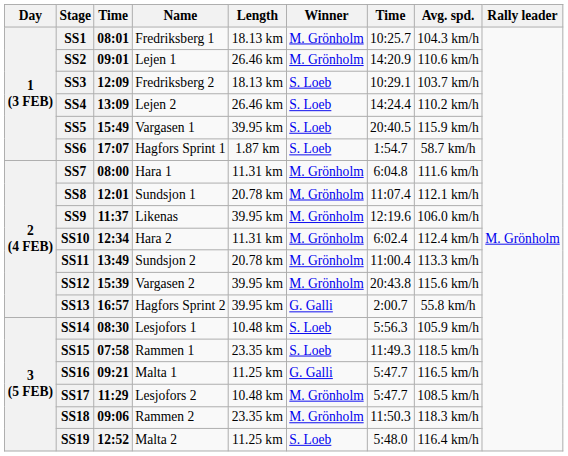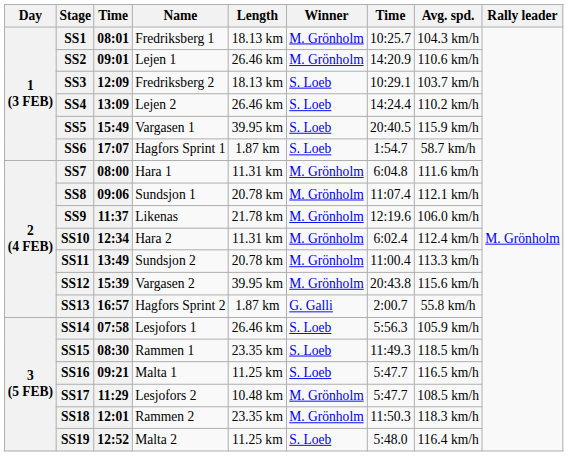(113, 194) 12:01 -> (113, 194) 09:06
(257, 216) 39.95 km -> (257, 216) 21.78 km
(257, 306) 39.95 km -> (257, 306) 1.87 km
(113, 328) 08:30 -> (113, 328) 07:58
(257, 328) 10.48 km -> (257, 328) 26.46 km
(113, 350) 07:58 -> (113, 350) 08:30
(311, 373) G. Galli -> (310, 373) S. Loeb
(113, 417) 09:06 -> (113, 417) 12:01
